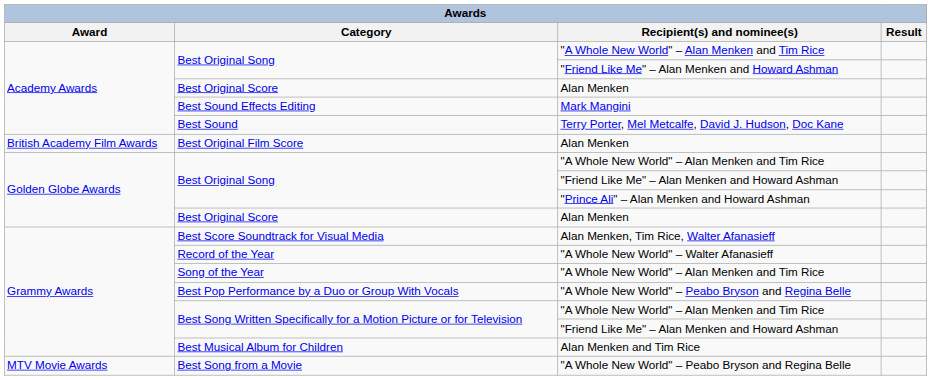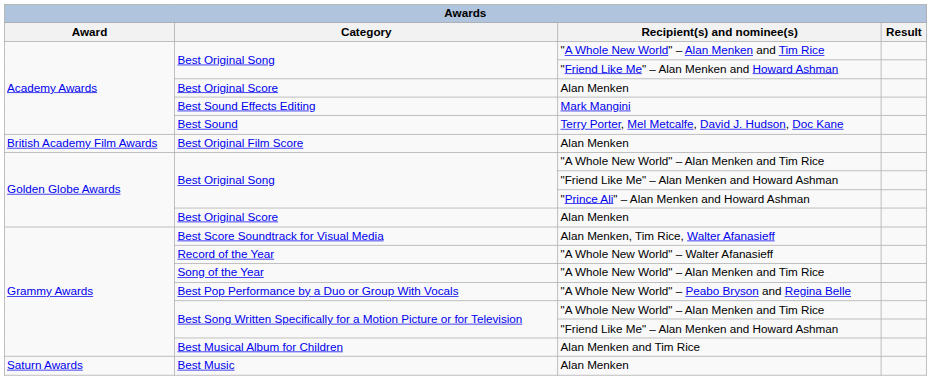- row: (240, 365)
+ row: (206, 365)
